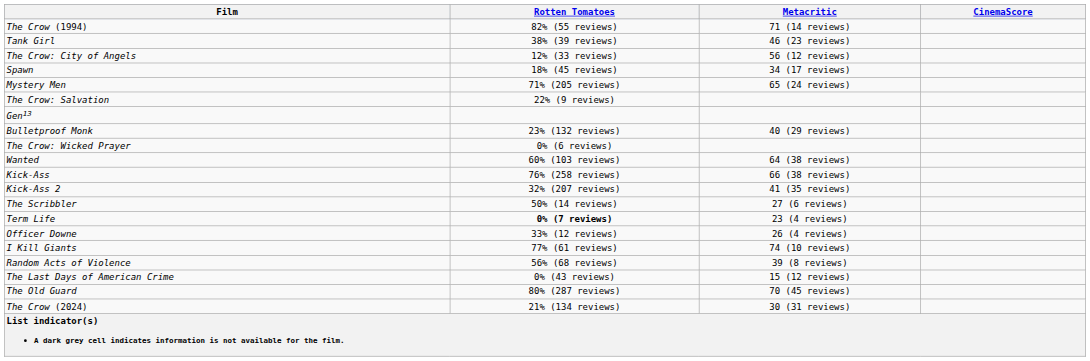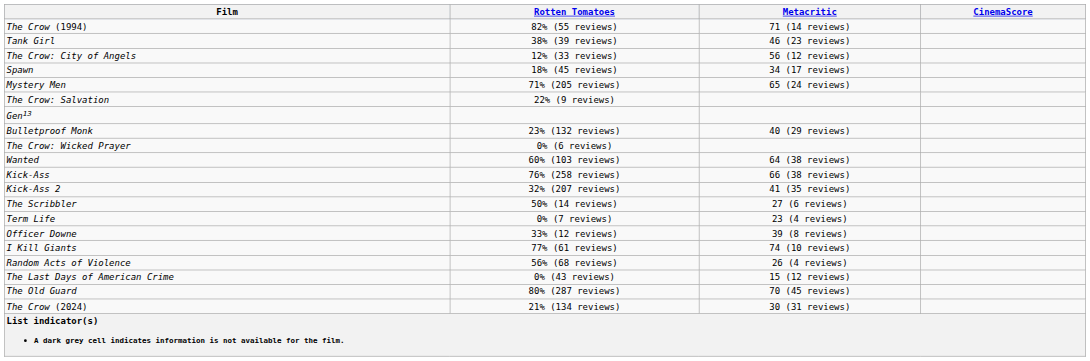(574, 219) bold -> (574, 219) normal
(810, 233) 26 (4 reviews) -> (810, 233) 39 (8 reviews)
(810, 262) 39 (8 reviews) -> (810, 262) 26 (4 reviews)
